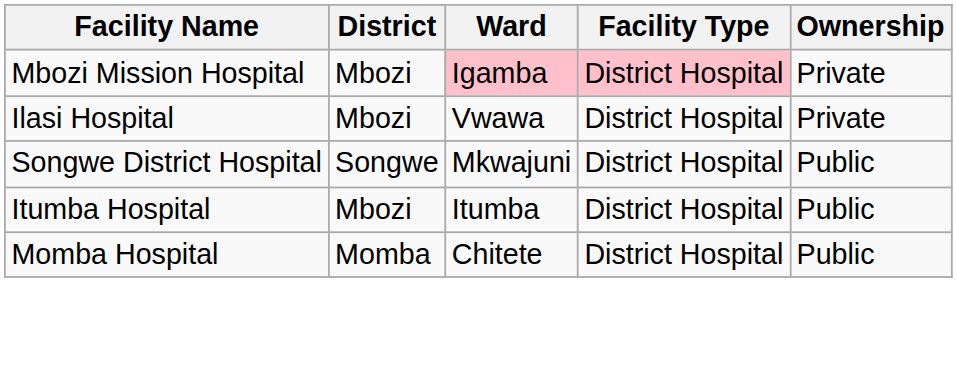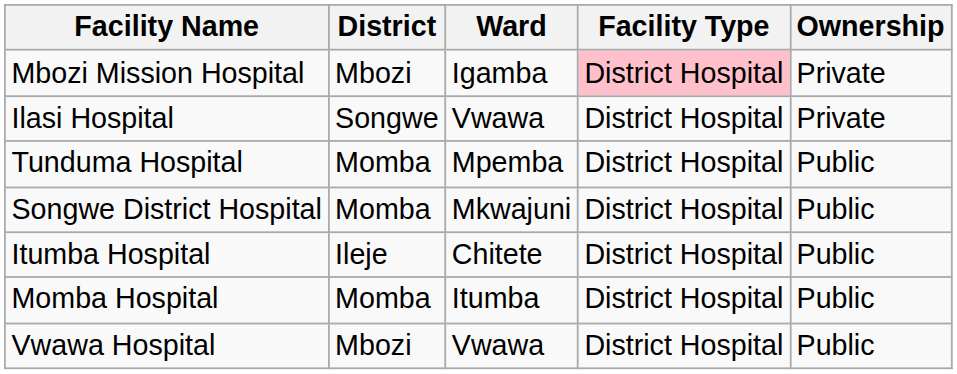(500, 72) pink background -> (500, 72) no background
(373, 118) Mbozi -> (387, 118) Songwe
+ row: (127, 163)
(387, 163) Songwe -> (383, 208) Momba
(373, 208) Mbozi -> (361, 254) Ileje
(496, 208) Itumba -> (497, 254) Chitete
(497, 254) Chitete -> (496, 299) Itumba
+ row: (113, 345)
